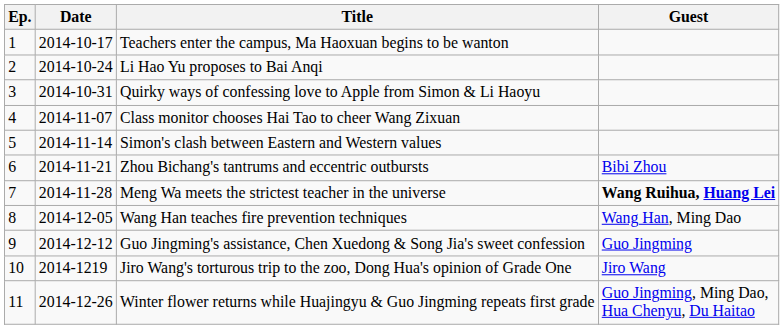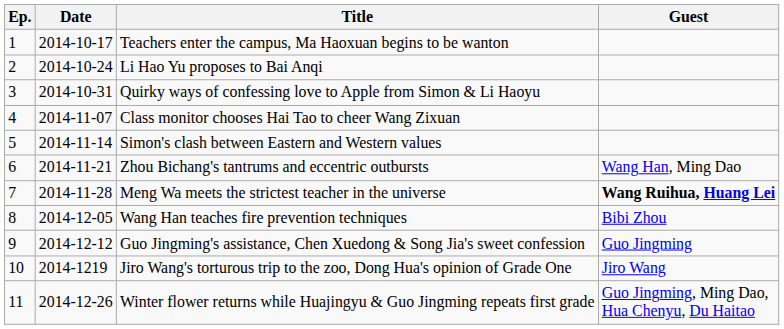(634, 167) Bibi Zhou -> (671, 167) Wang Han, Ming Dao
(671, 218) Wang Han, Ming Dao -> (634, 218) Bibi Zhou
